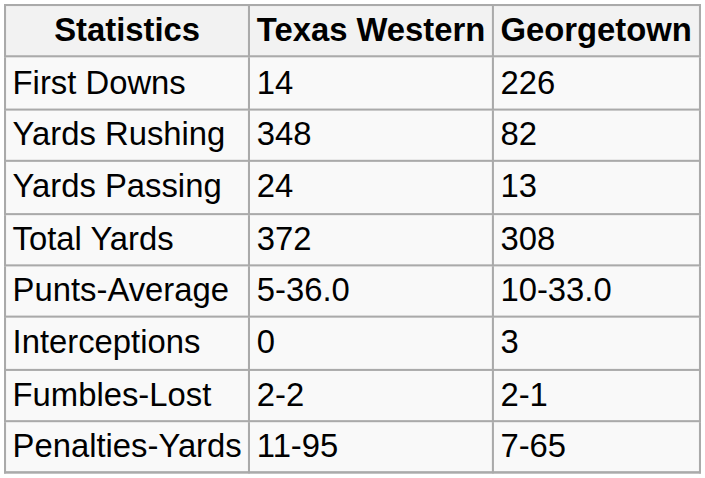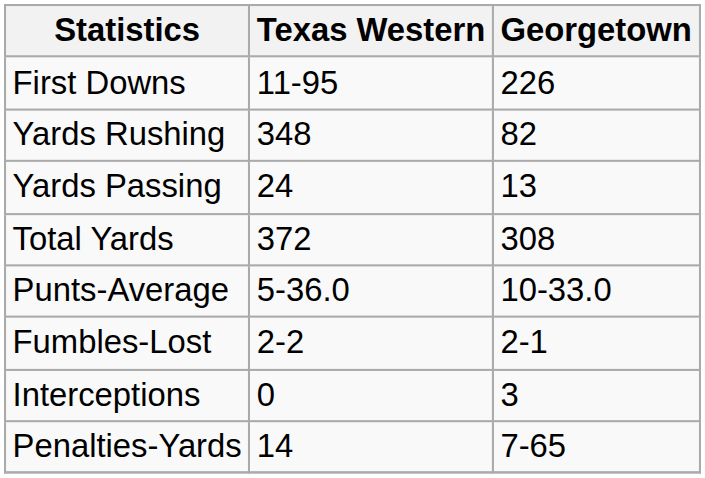(275, 82) 14 -> (298, 82) 11-95
rows swapped: (112, 394) <-> (106, 342)
(298, 446) 11-95 -> (275, 446) 14
